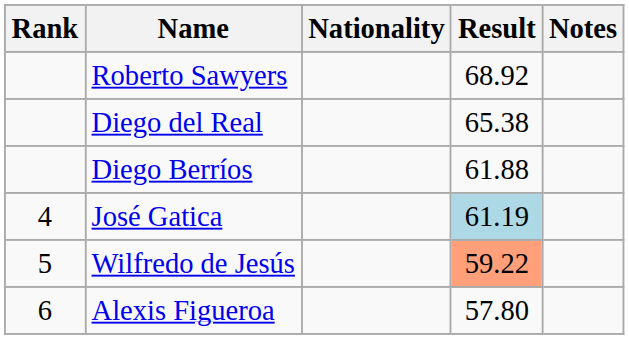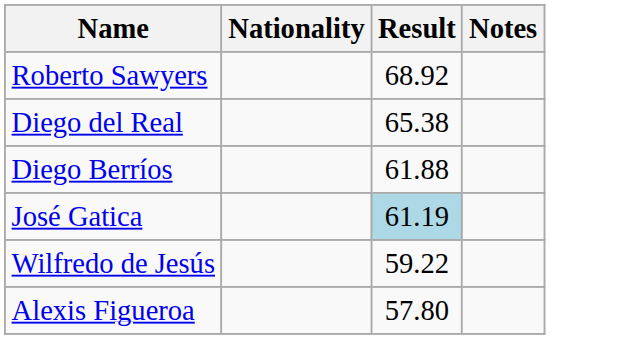- column: (45, 28)
(497, 263) lightsalmon background -> (417, 263) no background
